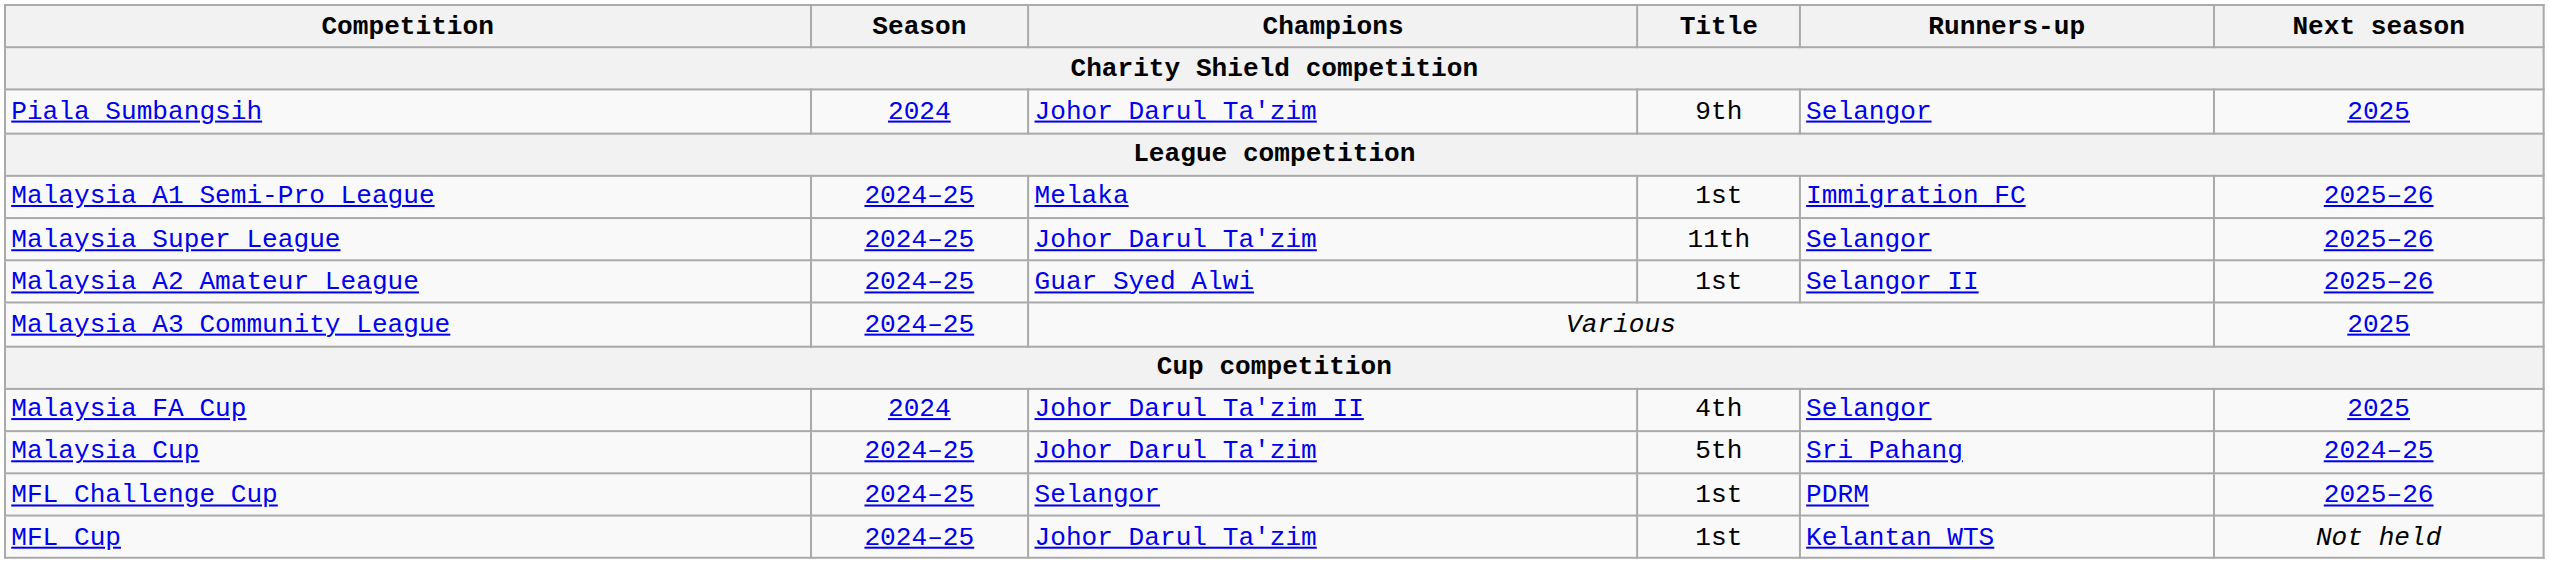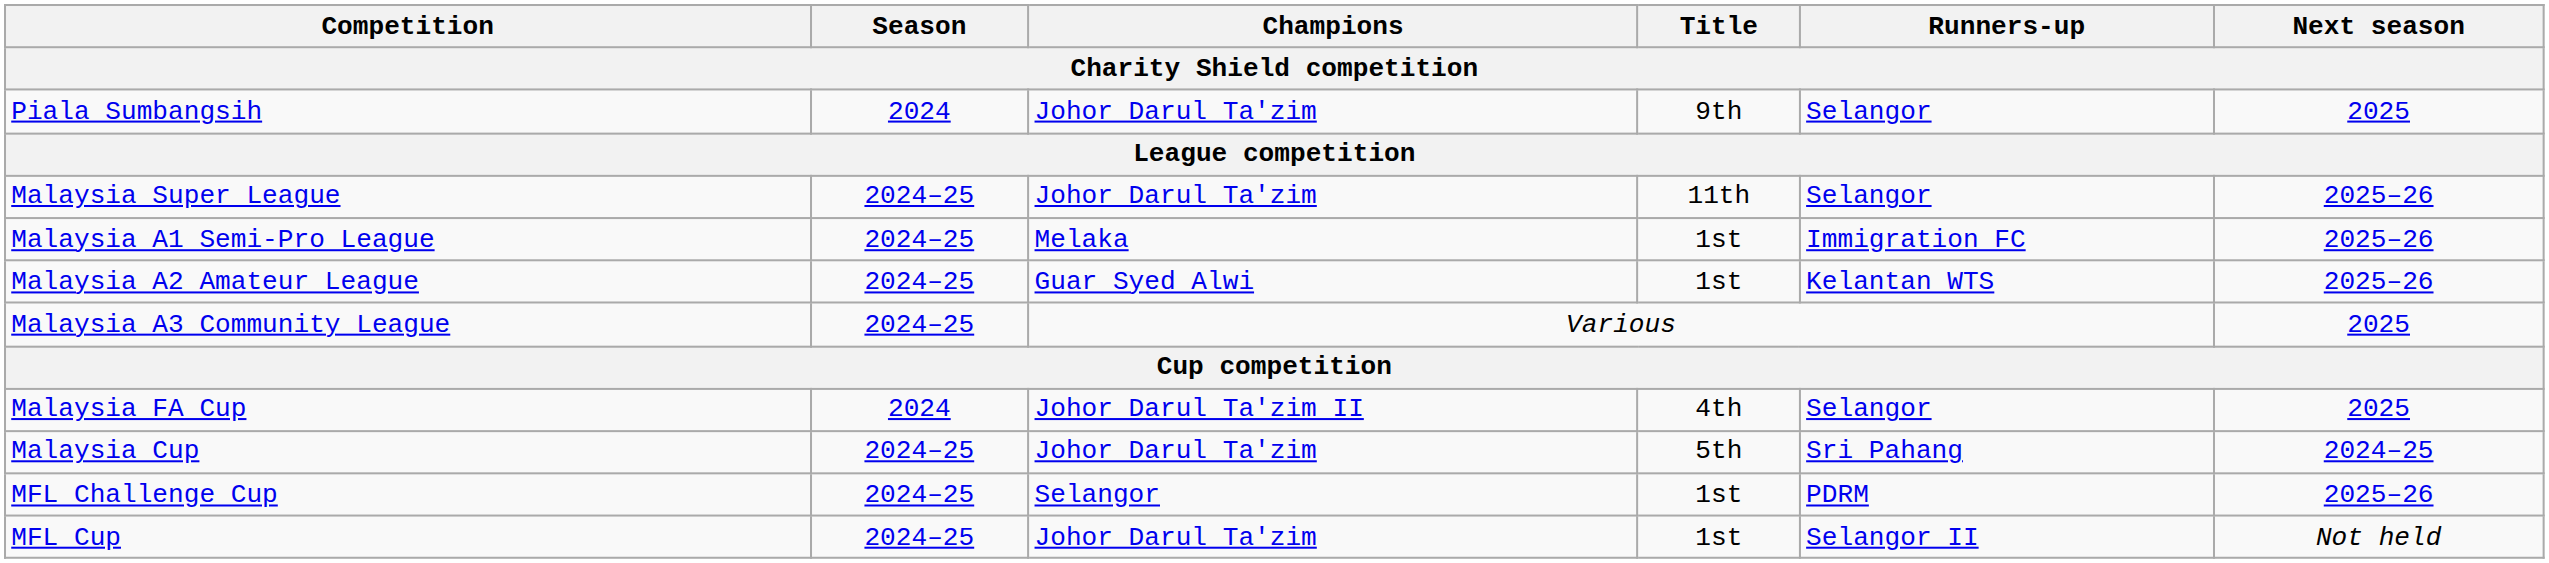rows swapped: (176, 239) <-> (223, 197)
(1892, 282) Selangor II -> (1900, 282) Kelantan WTS
(1900, 537) Kelantan WTS -> (1892, 537) Selangor II
